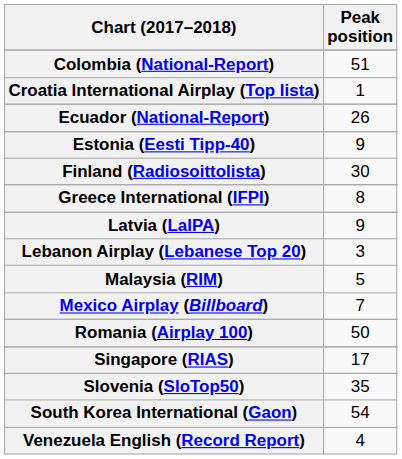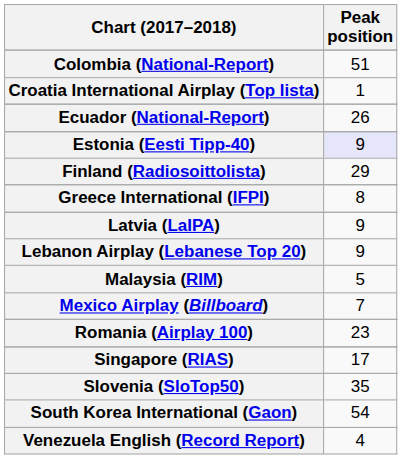(360, 144) no background -> (360, 144) lavender background
(360, 171) 30 -> (360, 171) 29
(360, 252) 3 -> (360, 252) 9
(360, 332) 50 -> (360, 332) 23
